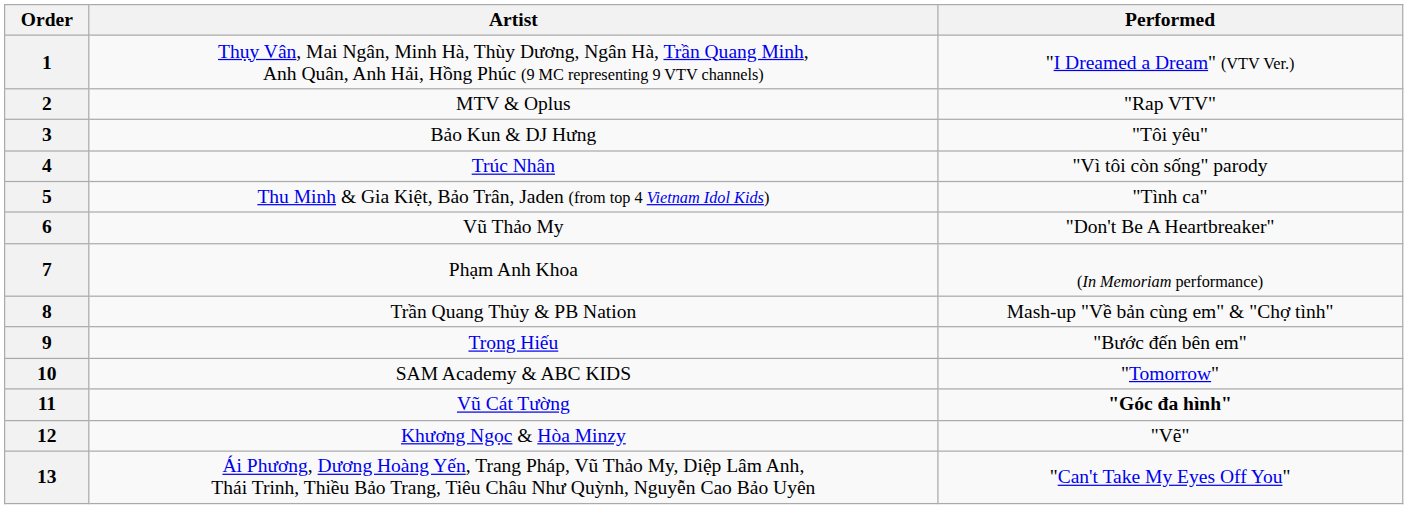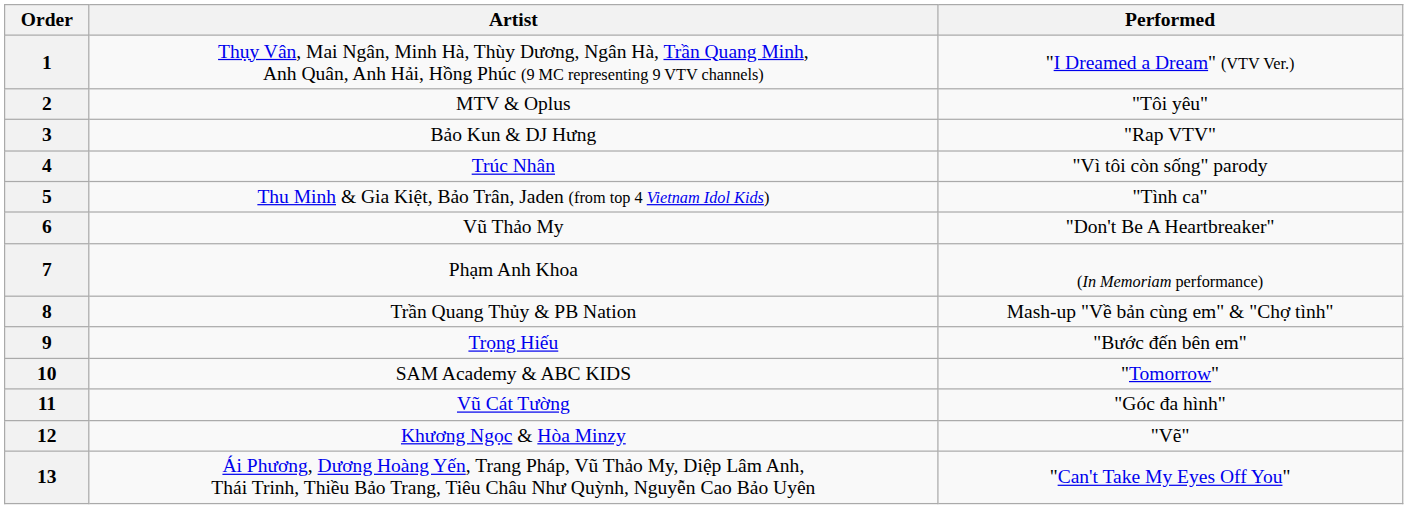(1170, 103) "Rap VTV" -> (1170, 103) "Tôi yêu"
(1170, 134) "Tôi yêu" -> (1170, 134) "Rap VTV"
(1170, 404) bold -> (1170, 404) normal
